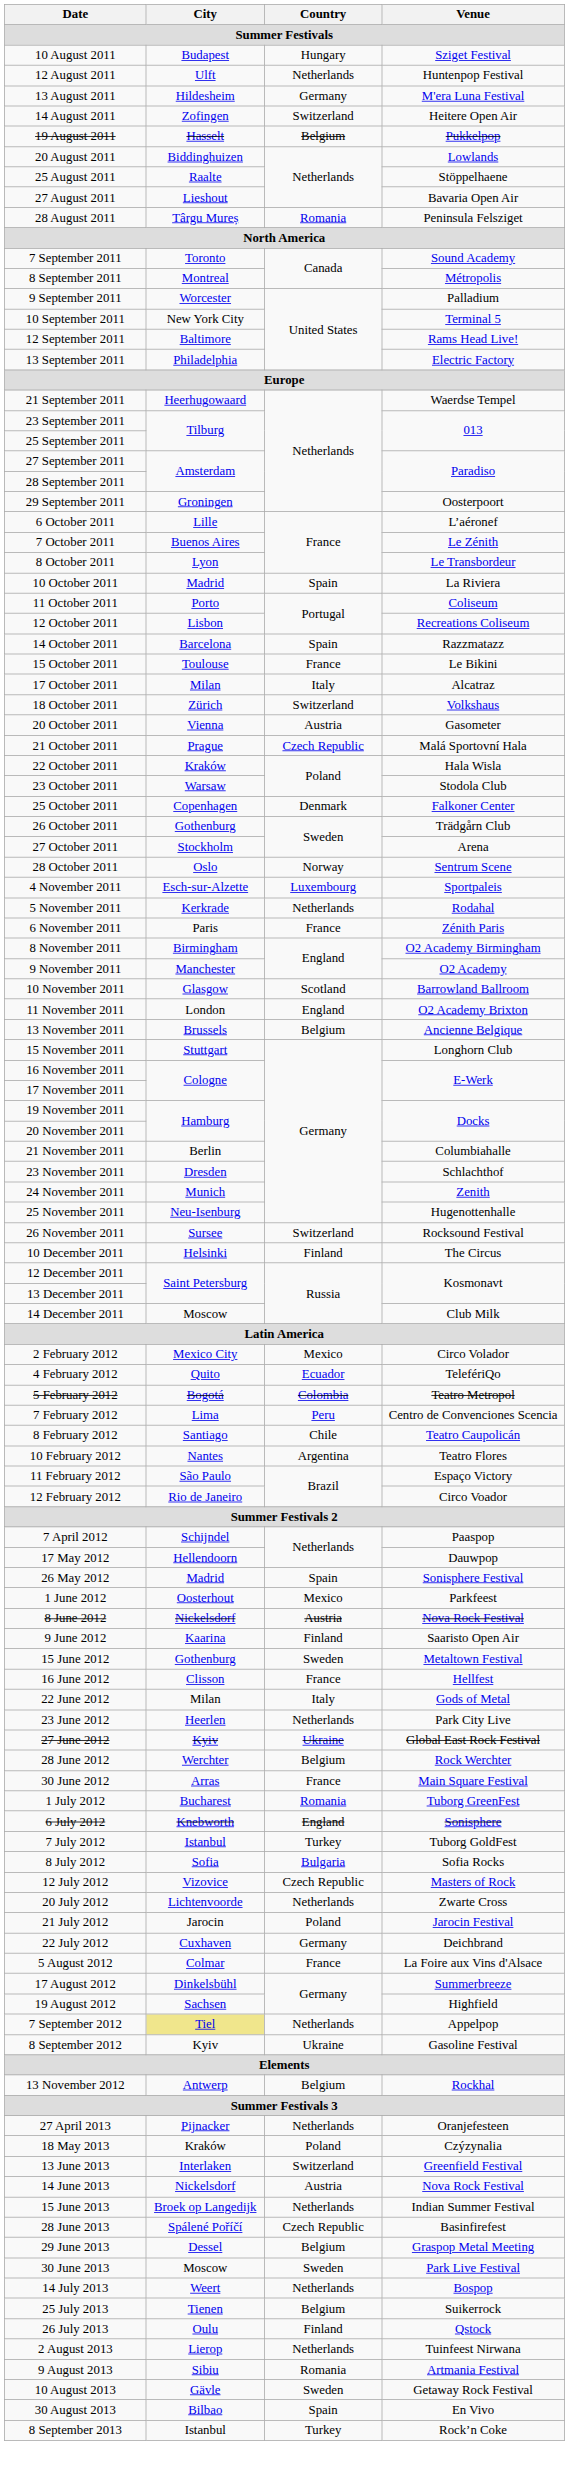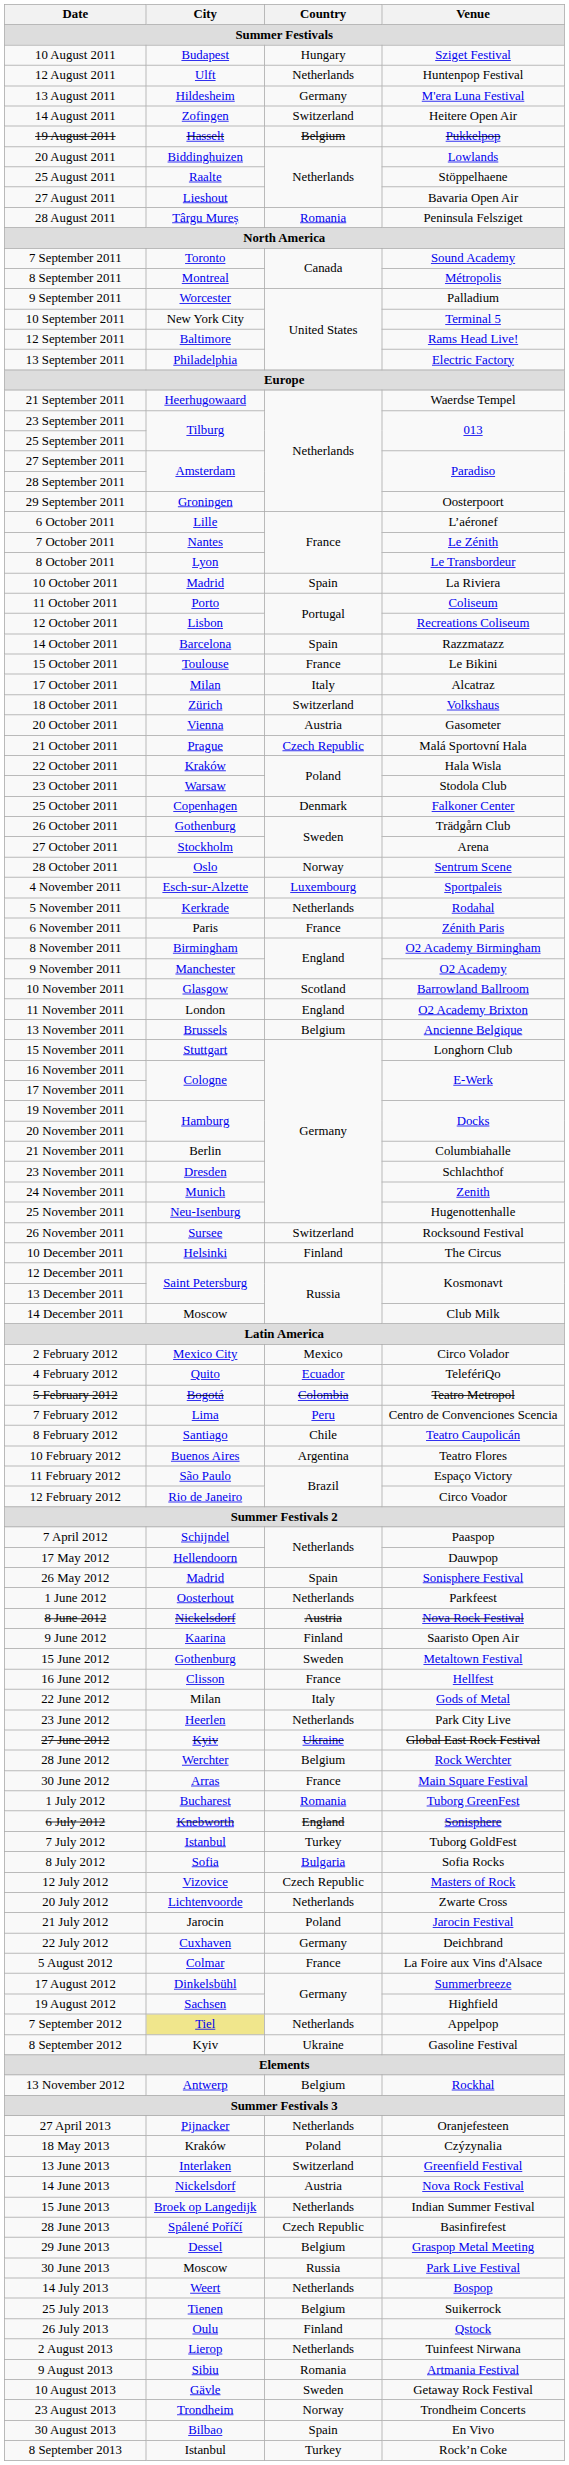(205, 542) Buenos Aires -> (205, 542) Nantes
(205, 1455) Nantes -> (205, 1455) Buenos Aires
(323, 1598) Mexico -> (323, 1598) Netherlands
(323, 2267) Sweden -> (323, 2267) Russia
+ row: (75, 2410)
